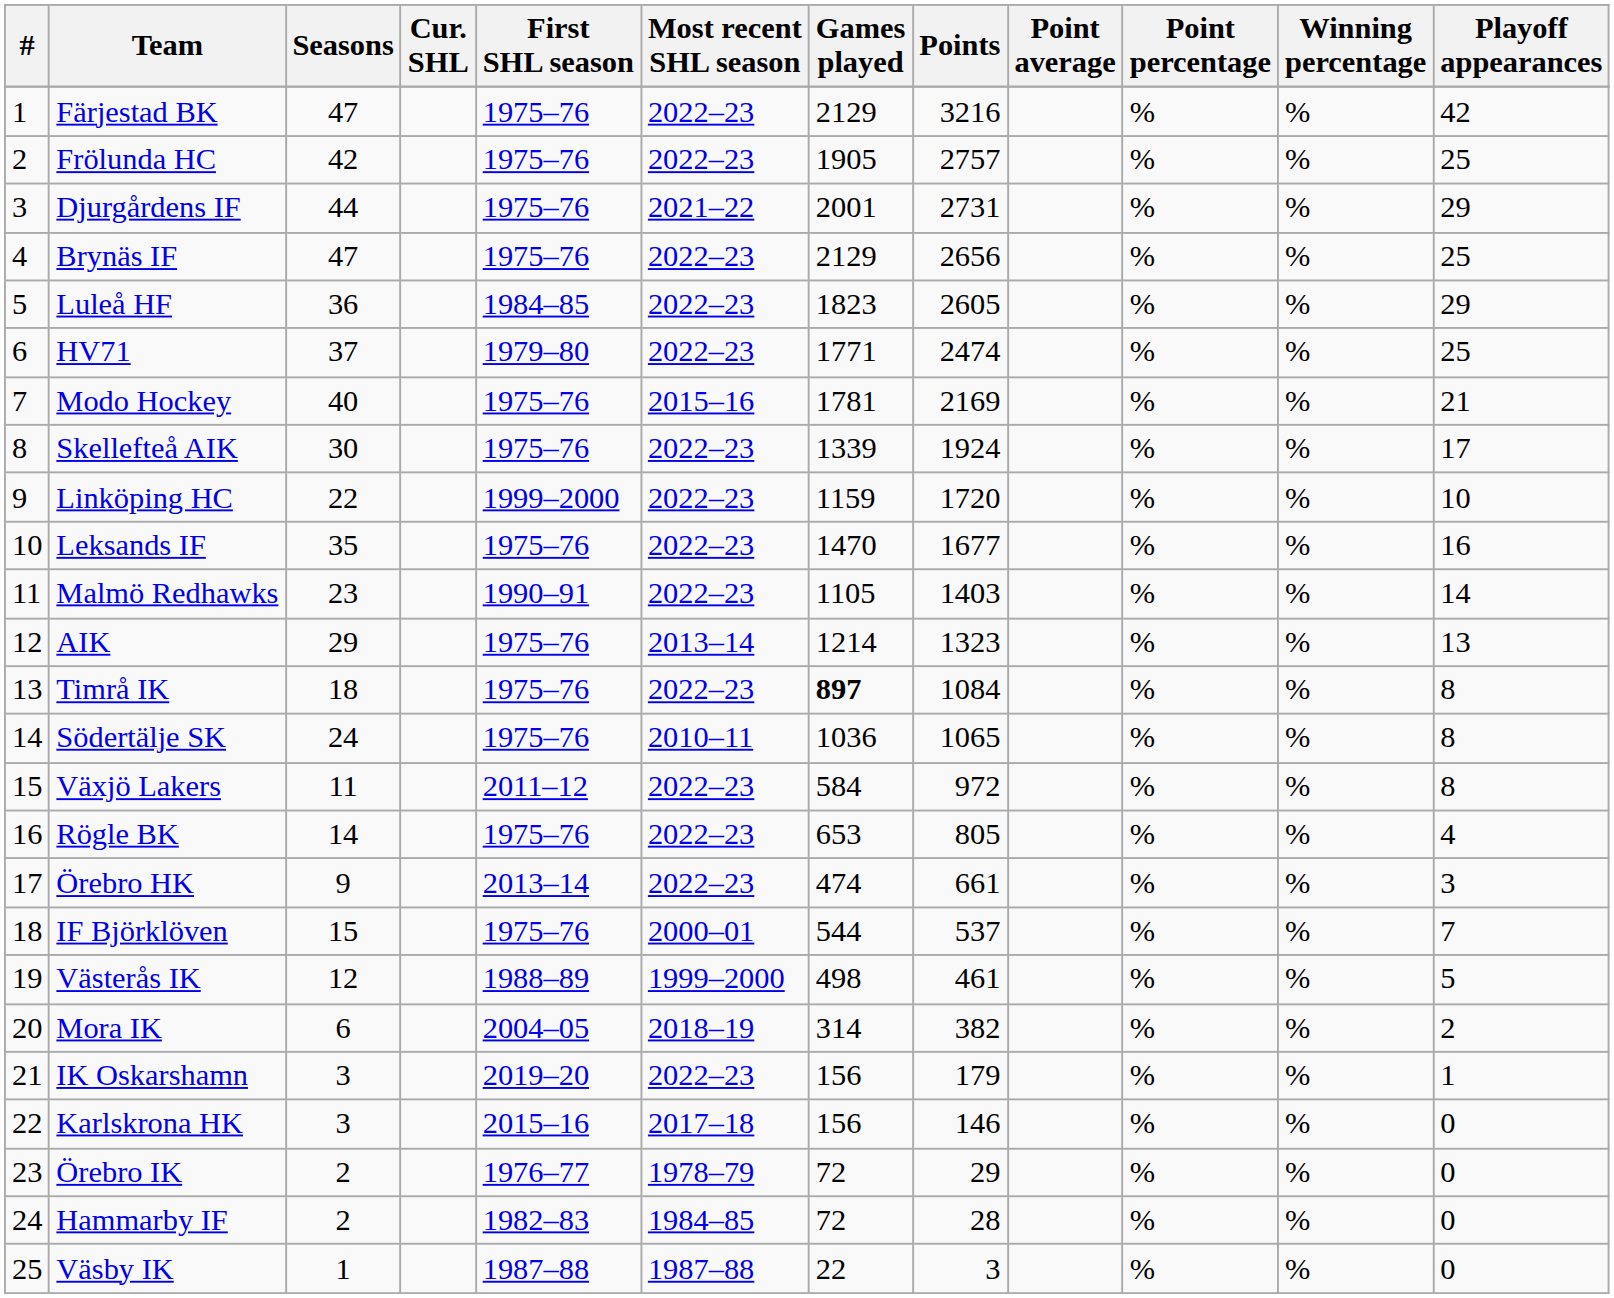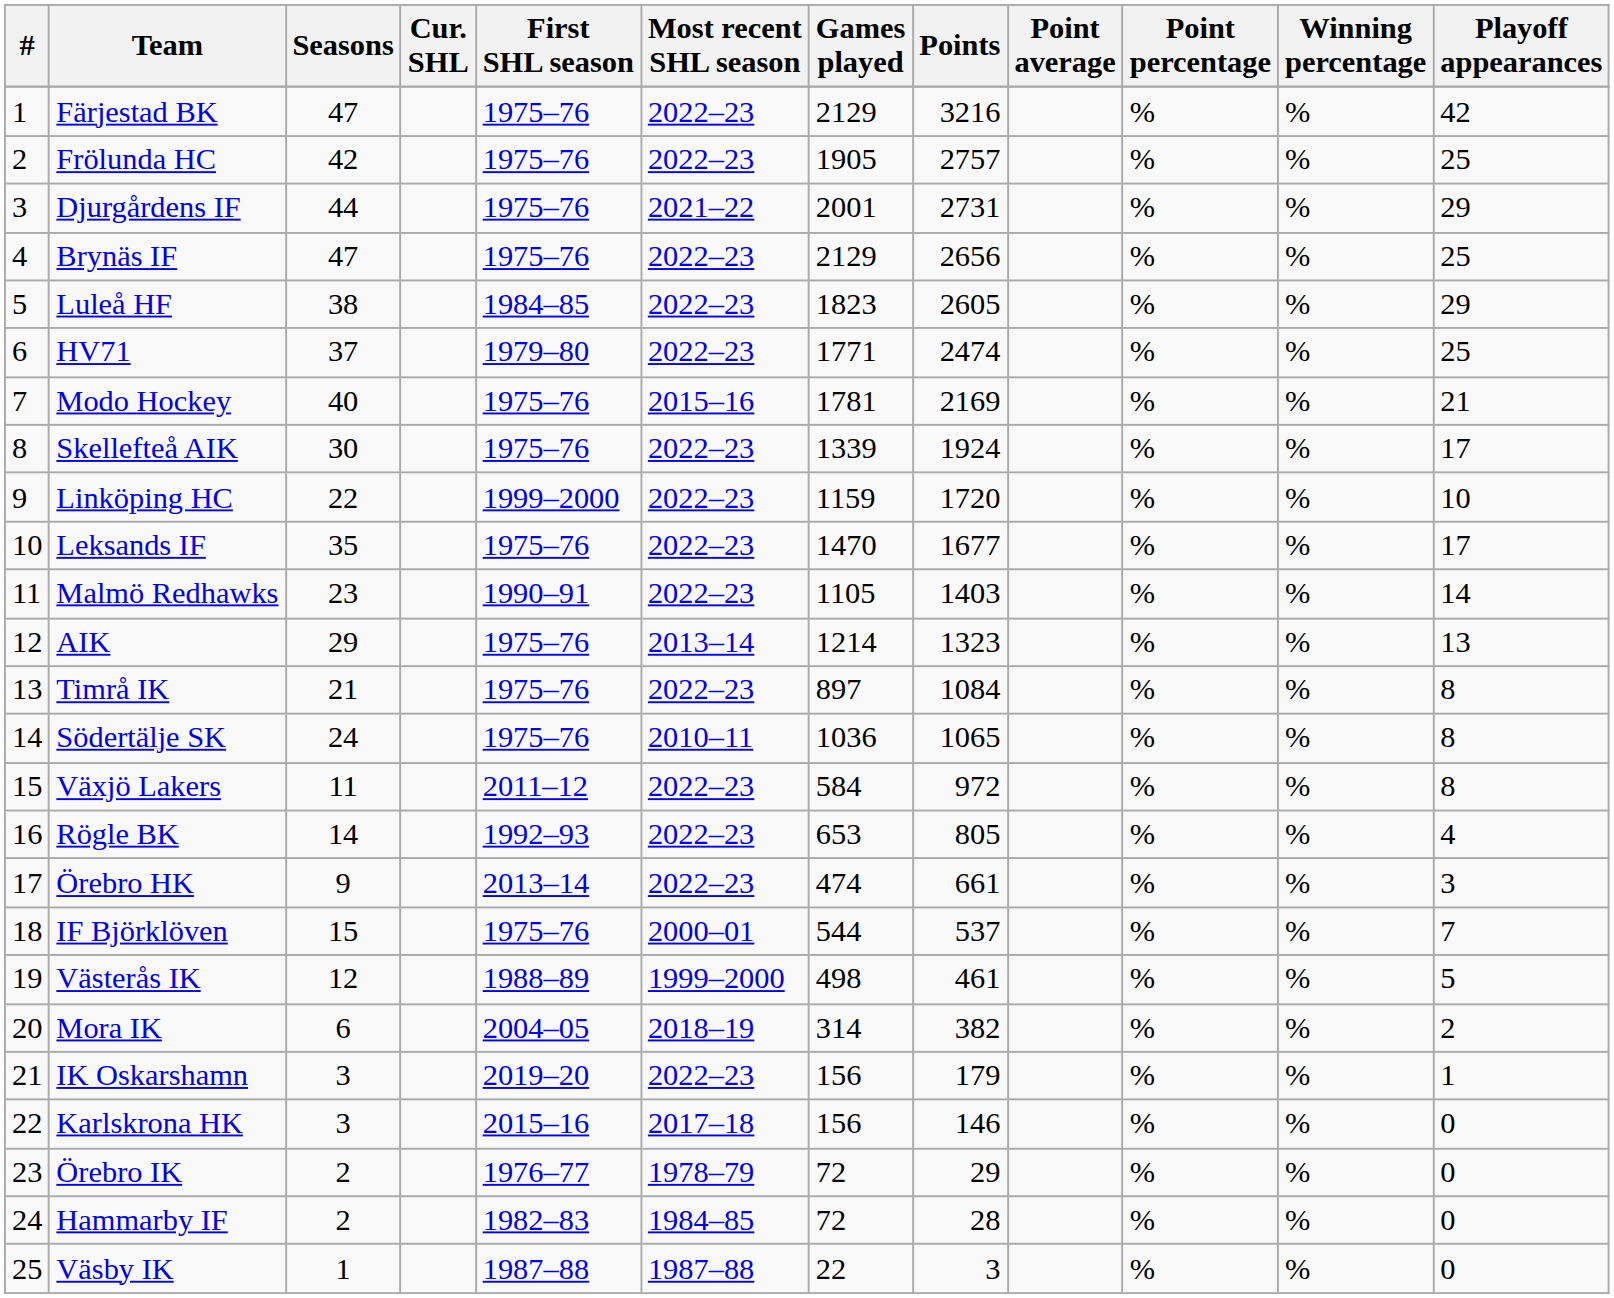(343, 303) 36 -> (343, 303) 38
(1455, 544) 16 -> (1455, 544) 17
(343, 689) 18 -> (343, 689) 21
(839, 689) bold -> (839, 689) normal
(536, 834) 1975–76 -> (536, 834) 1992–93
